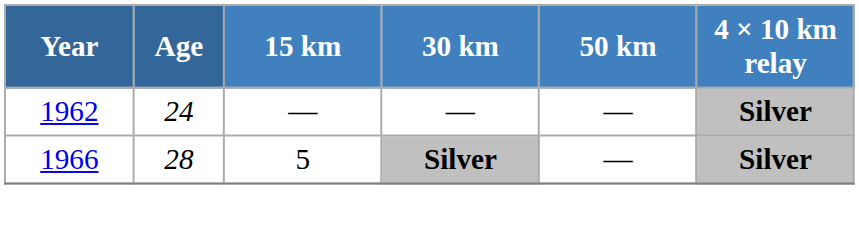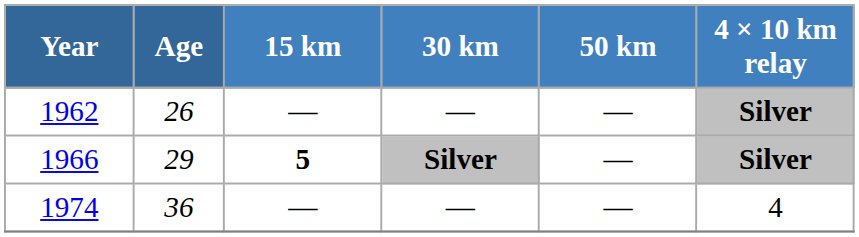(179, 111) 24 -> (179, 111) 26
(179, 159) 28 -> (179, 159) 29
(303, 159) normal -> (303, 159) bold
+ row: (69, 207)
